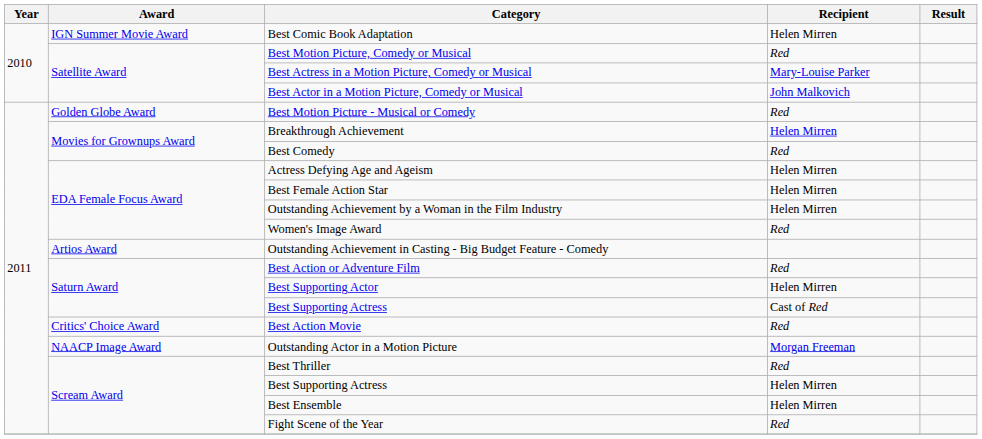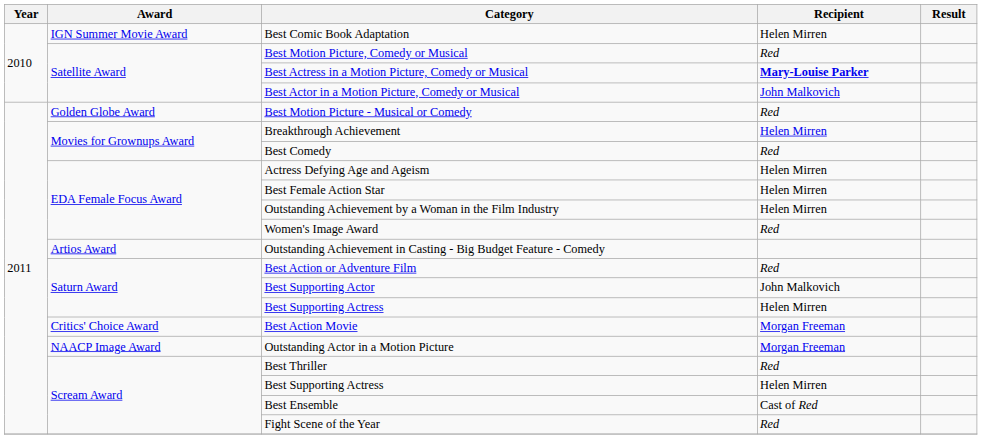(820, 72) normal -> (814, 72) bold
(803, 287) Helen Mirren -> (800, 287) John Malkovich
(799, 307) Cast of Red -> (793, 307) Helen Mirren
(780, 326) Red -> (803, 326) Morgan Freeman
(803, 405) Helen Mirren -> (789, 405) Cast of Red
